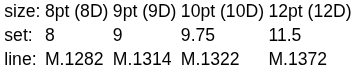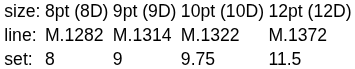rows swapped: (18, 35) <-> (20, 59)
